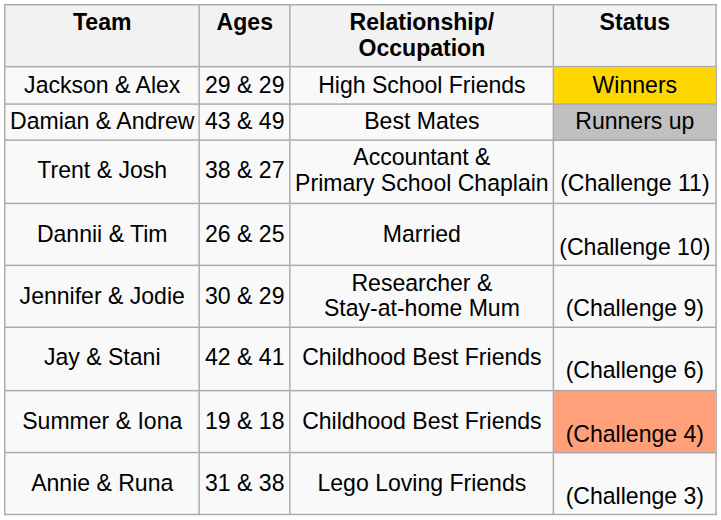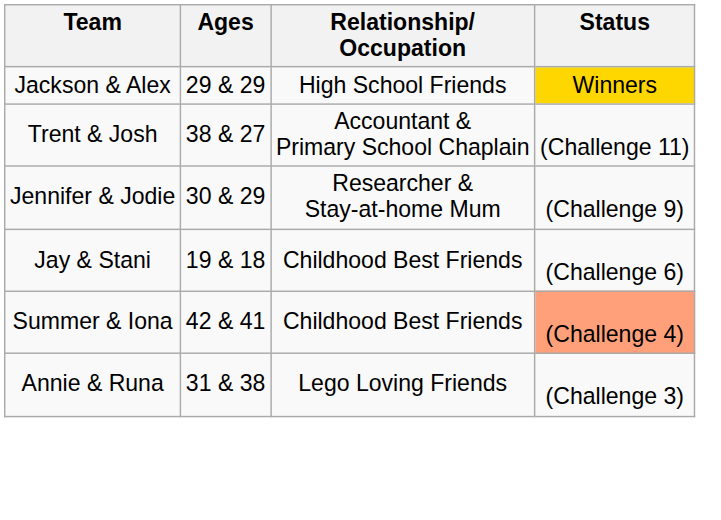- row: (102, 121)
- row: (102, 233)
(245, 358) 42 & 41 -> (226, 259) 19 & 18
(245, 421) 19 & 18 -> (226, 322) 42 & 41
